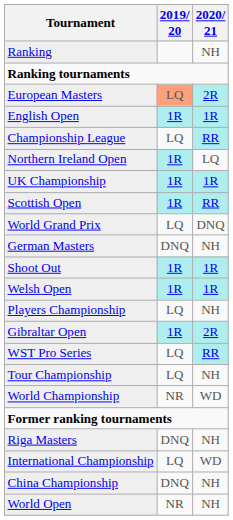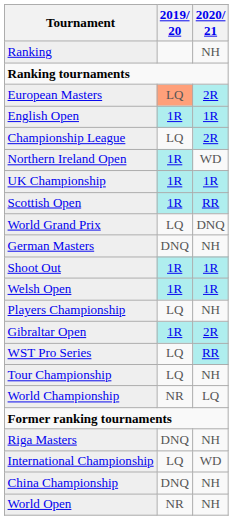(211, 137) RR -> (211, 137) 2R
(211, 159) LQ -> (211, 159) WD
(211, 396) WD -> (211, 396) LQ
